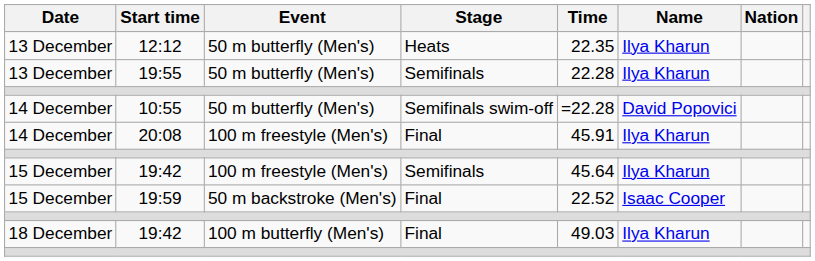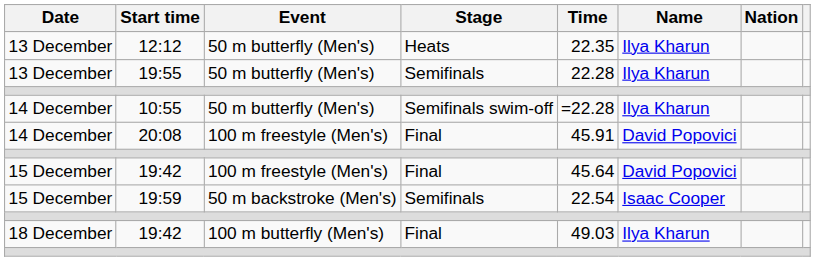(679, 108) David Popovici -> (666, 108) Ilya Kharun
(666, 135) Ilya Kharun -> (679, 135) David Popovici
(444, 171) Semifinals -> (423, 171) Final
(666, 171) Ilya Kharun -> (679, 171) David Popovici
(423, 198) Final -> (444, 198) Semifinals
(593, 198) 22.52 -> (593, 198) 22.54
